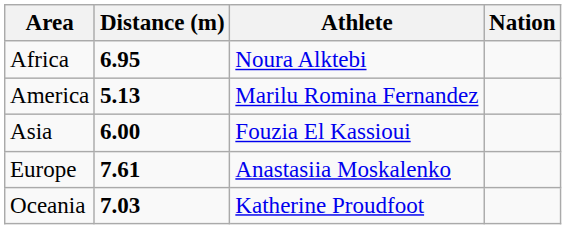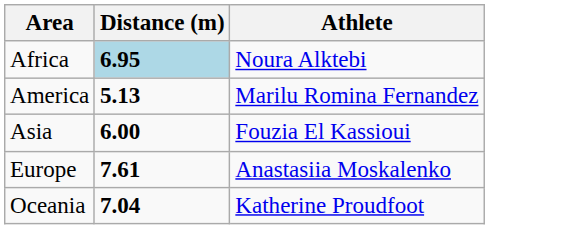- column: (522, 22)
(120, 59) no background -> (120, 59) lightblue background
(120, 205) 7.03 -> (120, 205) 7.04
